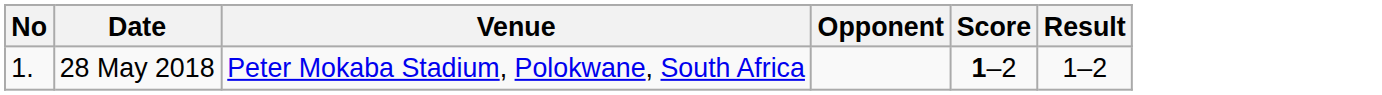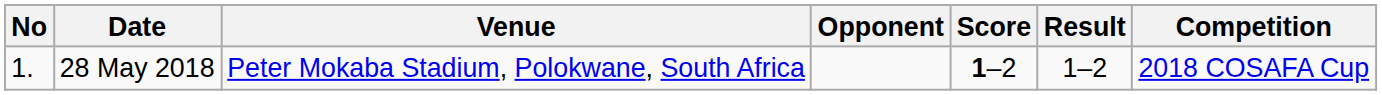+ column: (1254, 26)
